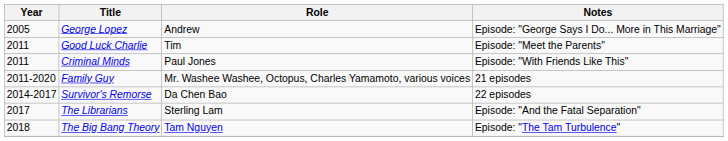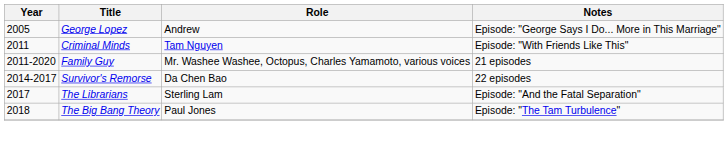- row: (104, 45)
(190, 62) Paul Jones -> (194, 45) Tam Nguyen
(194, 128) Tam Nguyen -> (190, 111) Paul Jones
